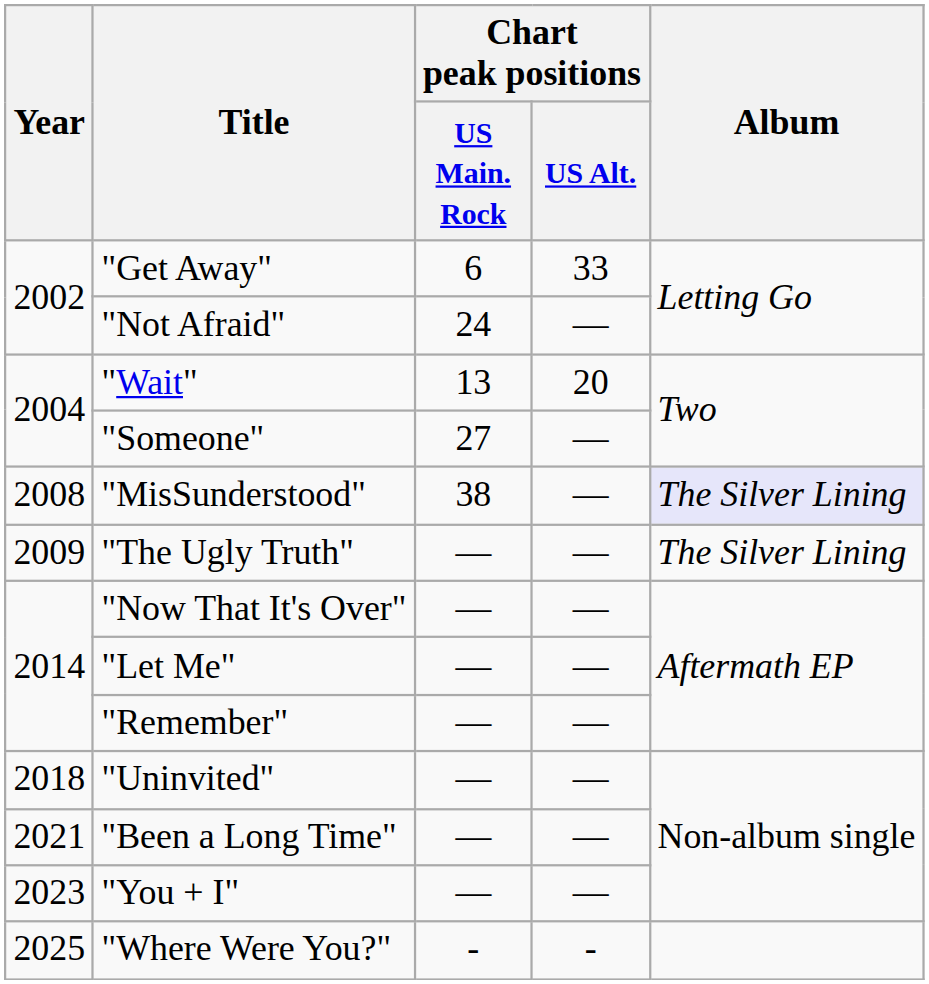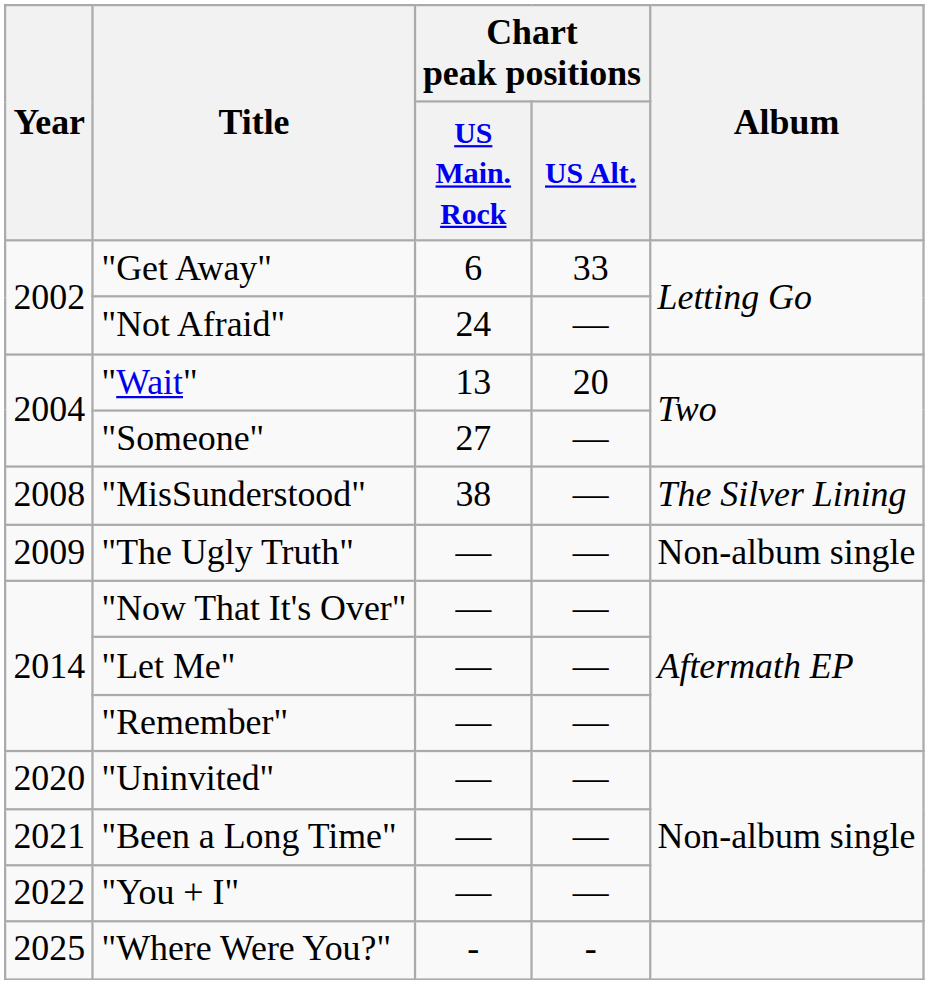(782, 494) lavender background -> (782, 494) no background
(782, 551) The Silver Lining -> (786, 551) Non-album single
(49, 779) 2018 -> (49, 779) 2020
(49, 892) 2023 -> (49, 892) 2022
